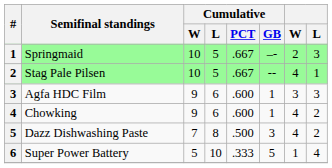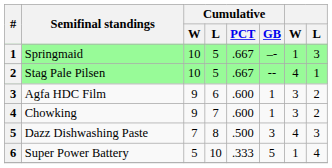(295, 53) 2 -> (295, 53) 1
(317, 93) 3 -> (317, 93) 2
(216, 113) 6 -> (216, 113) 7
(295, 113) 4 -> (295, 113) 3
(317, 133) 2 -> (317, 133) 3
